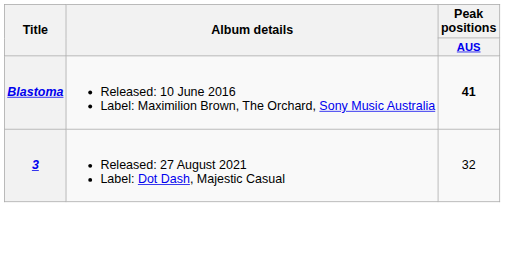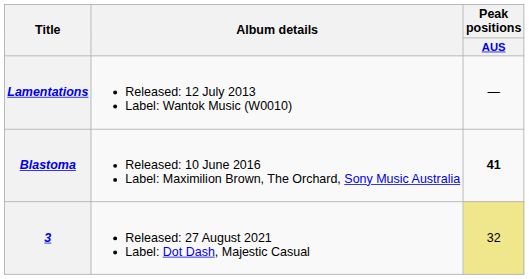+ row: (48, 92)
(469, 165) no background -> (494, 238) khaki background
